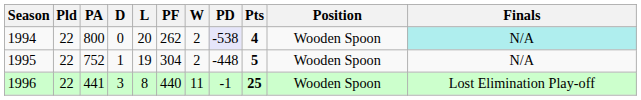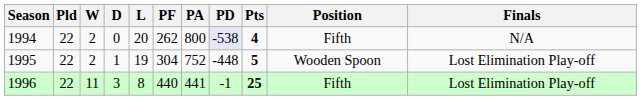columns swapped: (197, 15) <-> (94, 15)
(337, 38) Wooden Spoon -> (337, 38) Fifth
(522, 38) paleturquoise background -> (522, 38) no background
(522, 60) N/A -> (522, 60) Lost Elimination Play-off
(337, 83) Wooden Spoon -> (337, 83) Fifth
